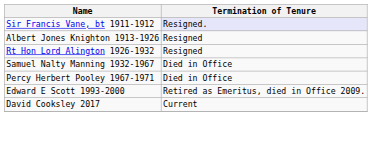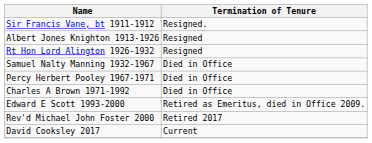(185, 24) lavender background -> (185, 24) no background
+ row: (68, 91)
+ row: (80, 118)
